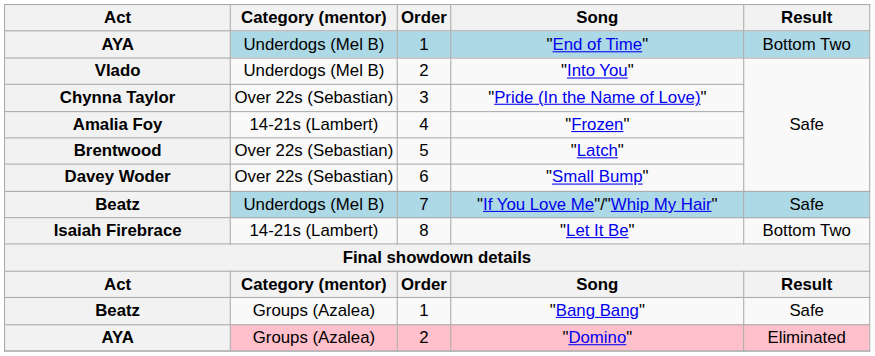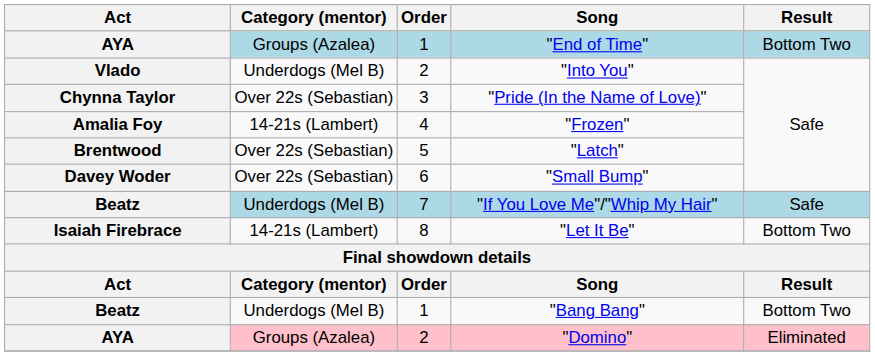(314, 44) Underdogs (Mel B) -> (314, 44) Groups (Azalea)
(314, 310) Groups (Azalea) -> (314, 310) Underdogs (Mel B)
(807, 310) Safe -> (807, 310) Bottom Two
